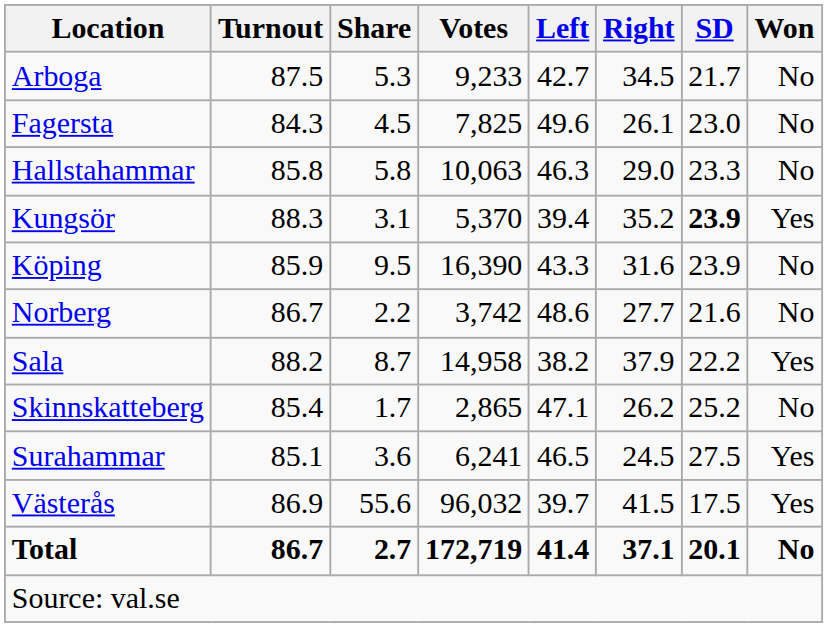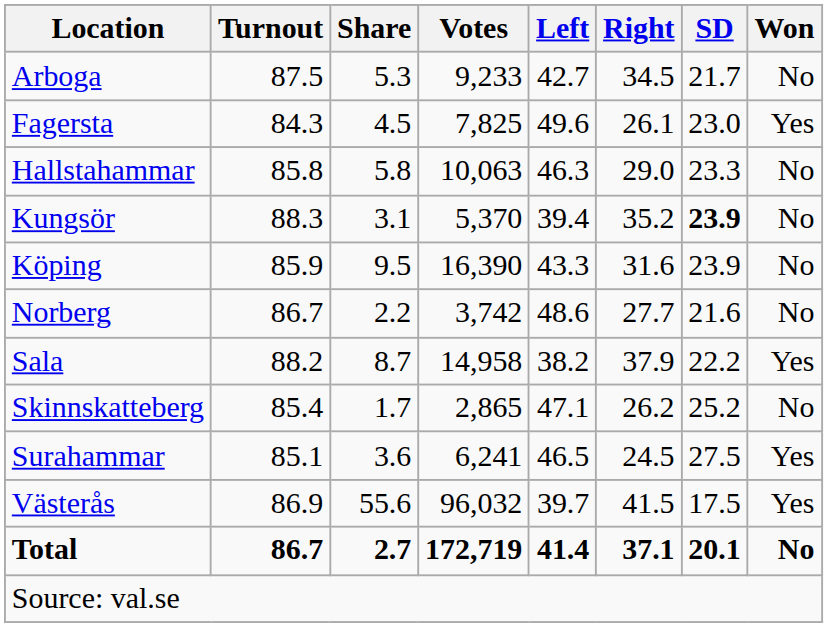(796, 123) No -> (793, 123) Yes
(793, 218) Yes -> (796, 218) No
